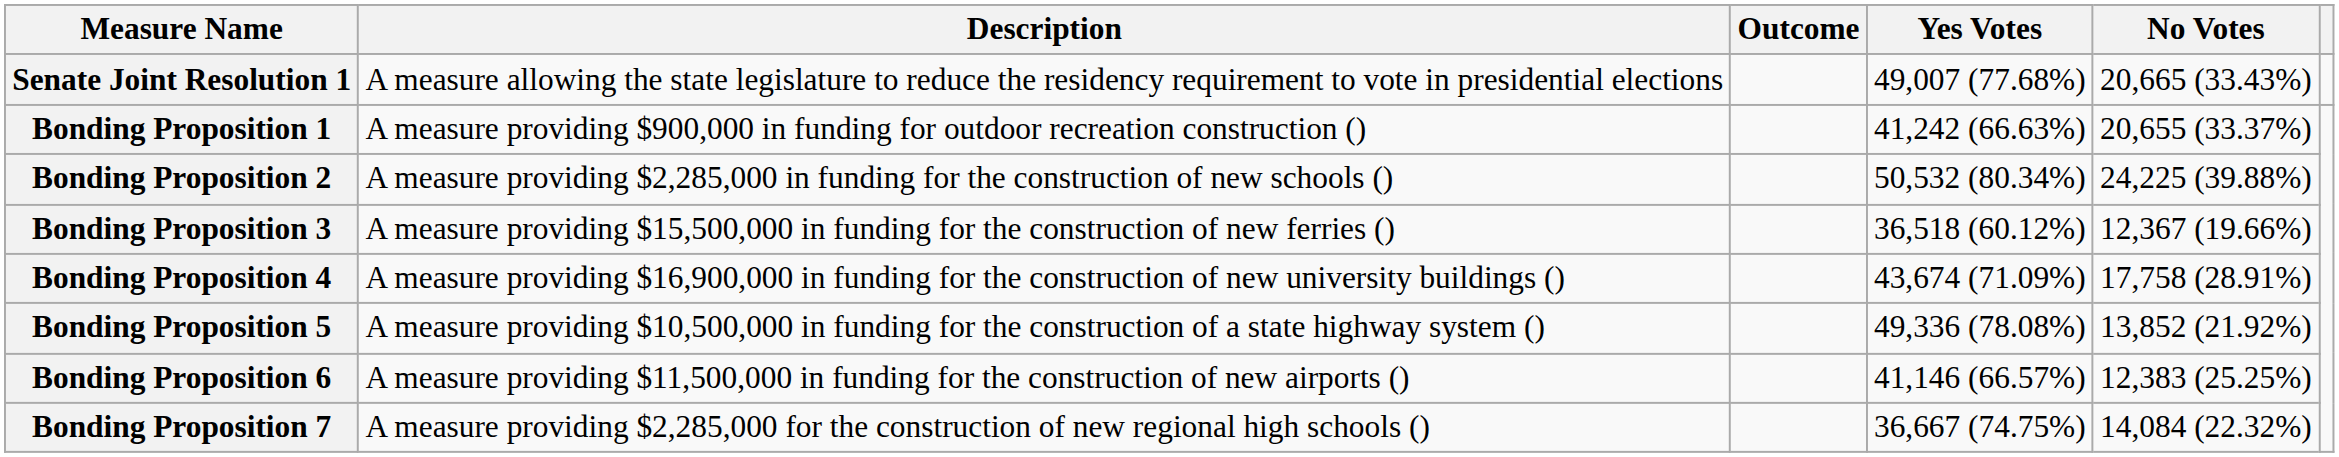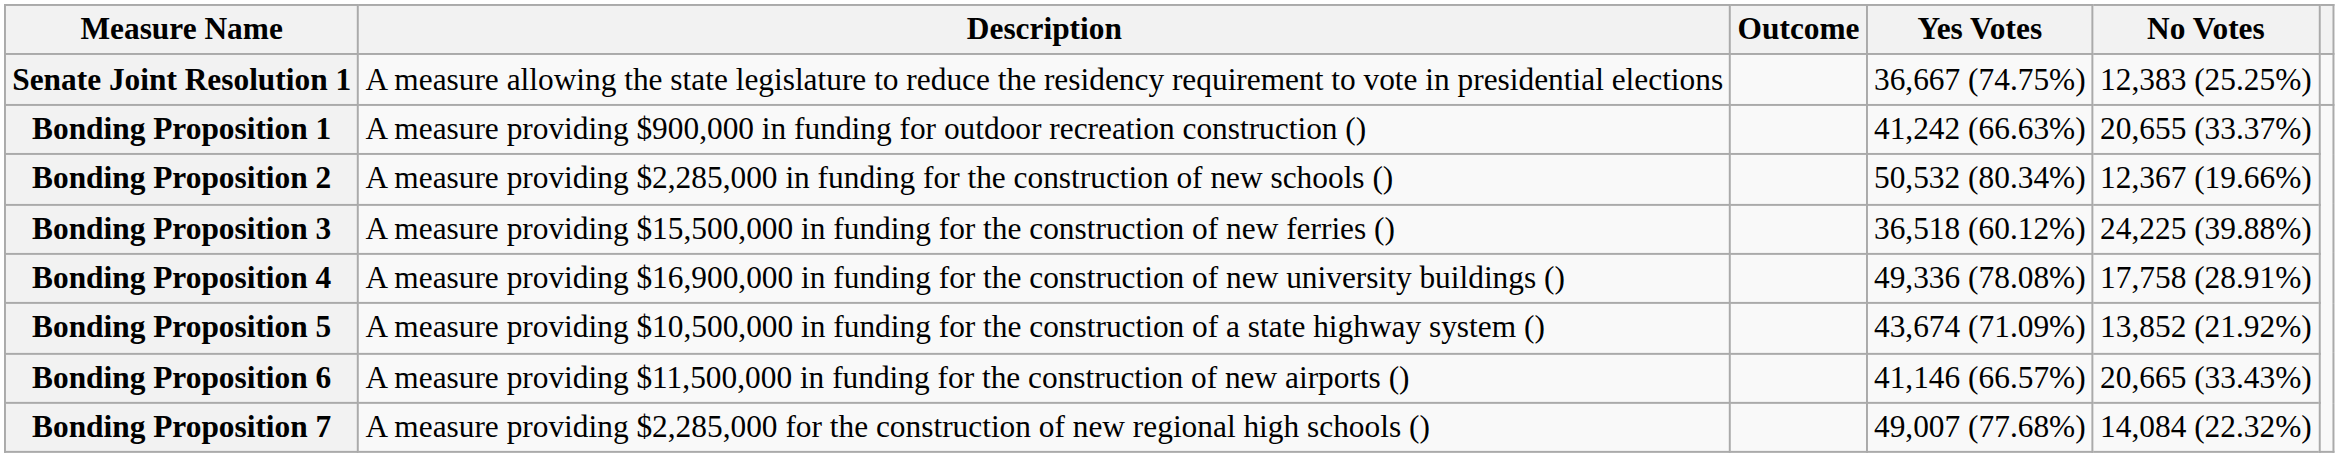(1980, 79) 49,007 (77.68%) -> (1980, 79) 36,667 (74.75%)
(2206, 79) 20,665 (33.43%) -> (2206, 79) 12,383 (25.25%)
(2206, 178) 24,225 (39.88%) -> (2206, 178) 12,367 (19.66%)
(2206, 228) 12,367 (19.66%) -> (2206, 228) 24,225 (39.88%)
(1980, 278) 43,674 (71.09%) -> (1980, 278) 49,336 (78.08%)
(1980, 327) 49,336 (78.08%) -> (1980, 327) 43,674 (71.09%)
(2206, 377) 12,383 (25.25%) -> (2206, 377) 20,665 (33.43%)
(1980, 427) 36,667 (74.75%) -> (1980, 427) 49,007 (77.68%)
